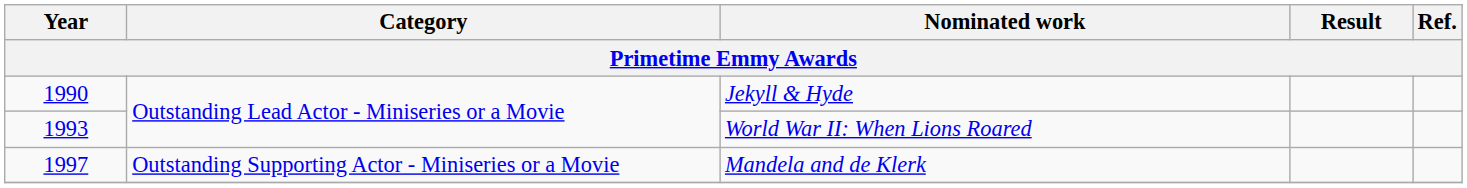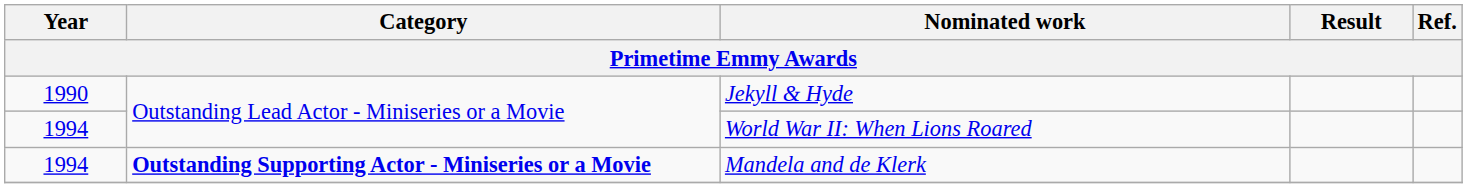(66, 128) 1993 -> (66, 128) 1994
(66, 164) 1997 -> (66, 164) 1994
(376, 164) normal -> (392, 164) bold
